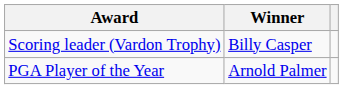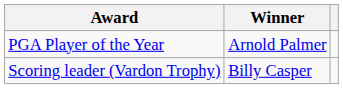rows swapped: (86, 70) <-> (114, 44)
